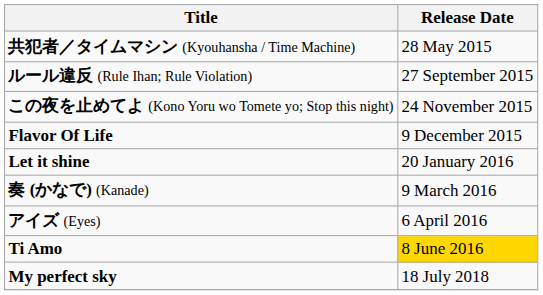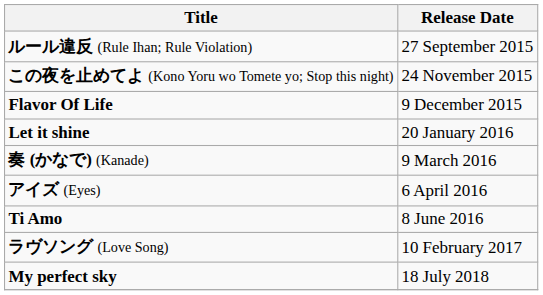- row: (182, 45)
(442, 249) gold background -> (442, 218) no background
+ row: (88, 246)
